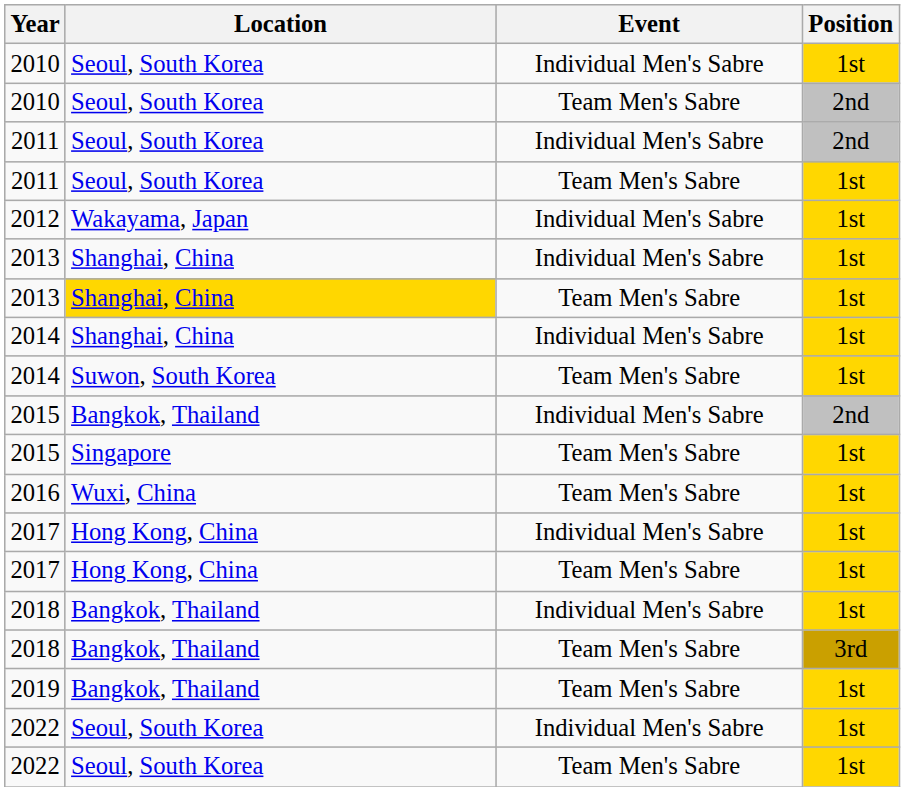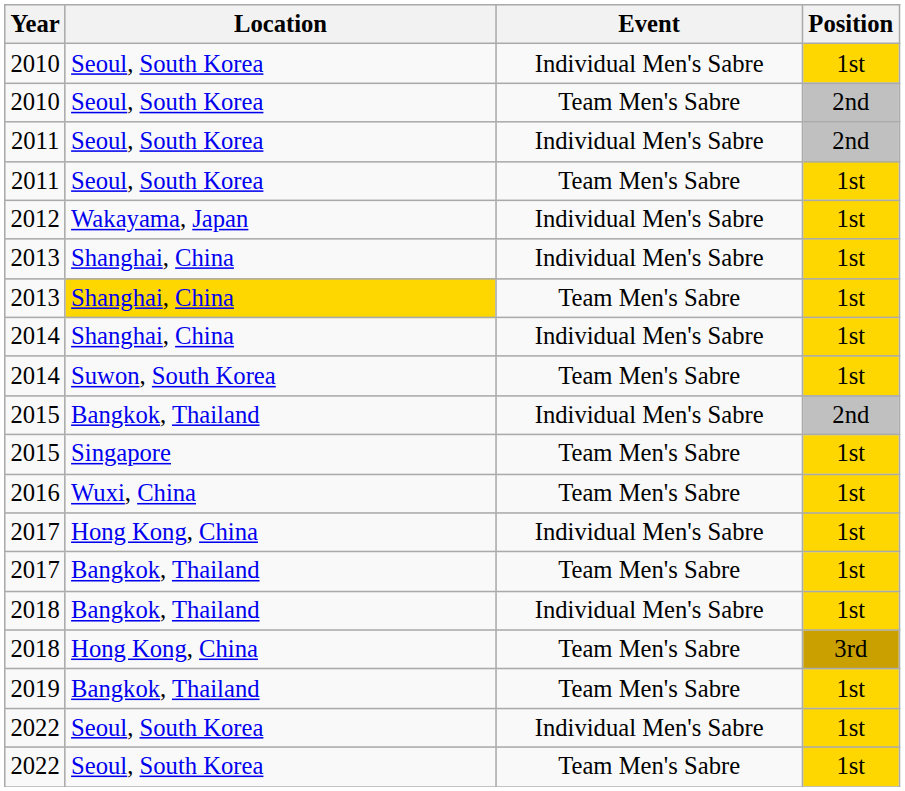(165, 571) Hong Kong, China -> (165, 571) Bangkok, Thailand
(165, 649) Bangkok, Thailand -> (165, 649) Hong Kong, China
